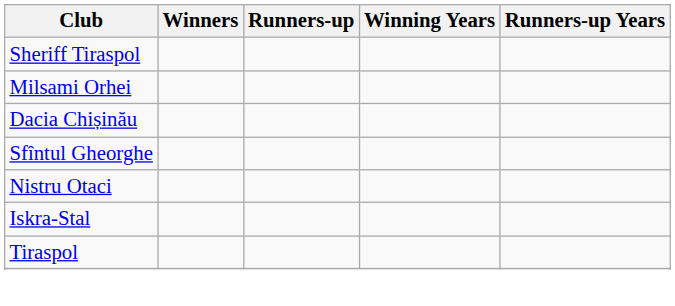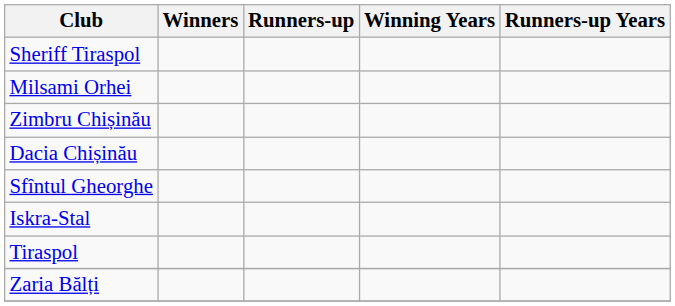+ row: (80, 119)
- row: (61, 185)
+ row: (54, 284)
